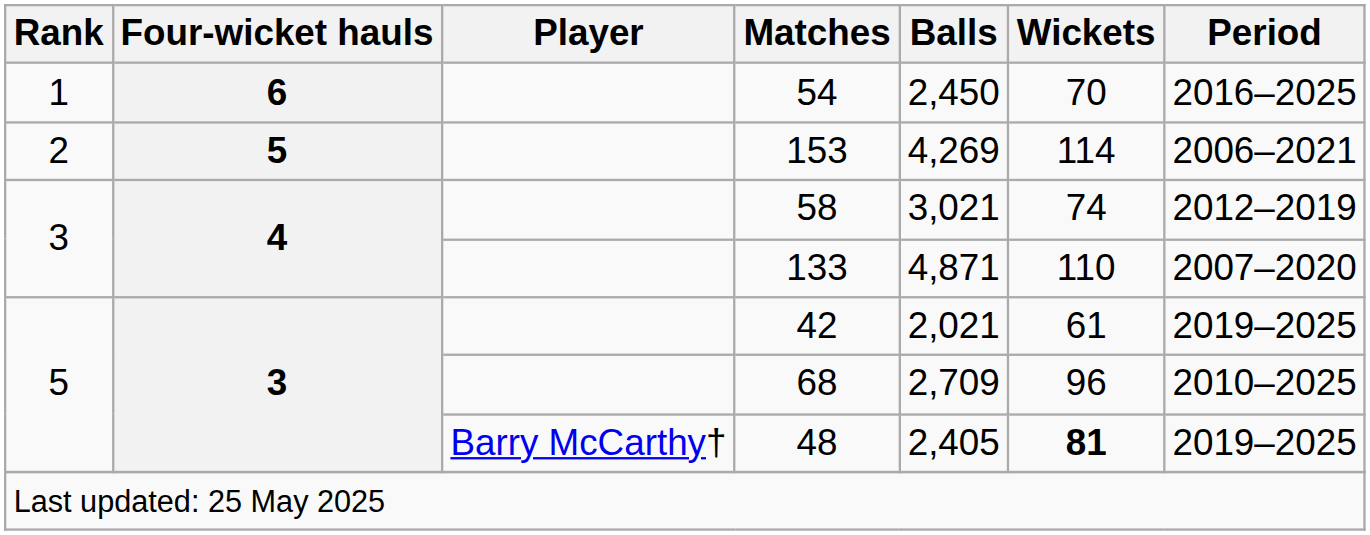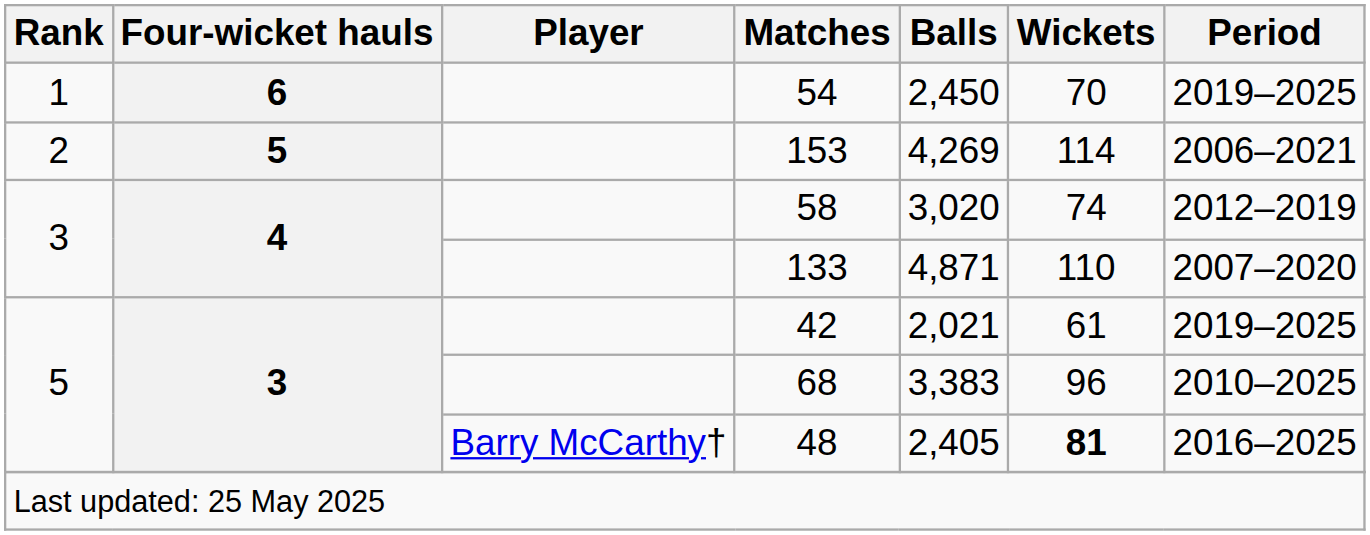(1265, 92) 2016–2025 -> (1265, 92) 2019–2025
(954, 208) 3,021 -> (954, 208) 3,020
(954, 383) 2,709 -> (954, 383) 3,383
(1265, 442) 2019–2025 -> (1265, 442) 2016–2025
